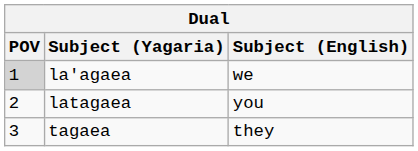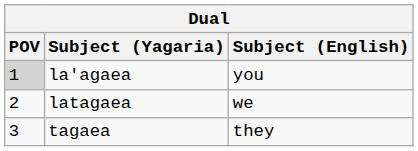(243, 75) we -> (248, 75) you
(248, 103) you -> (243, 103) we
